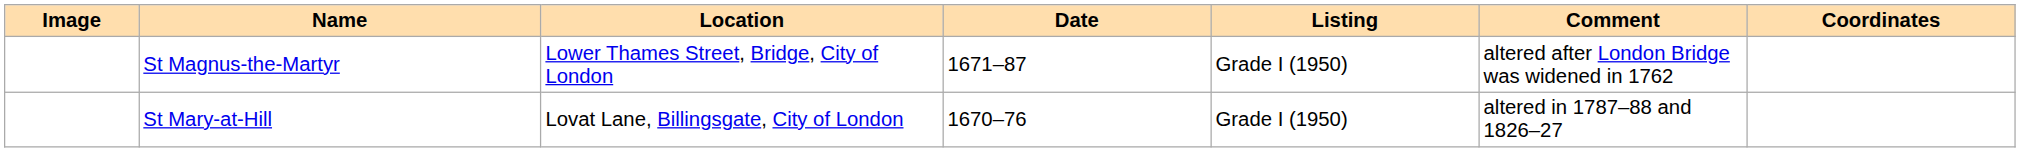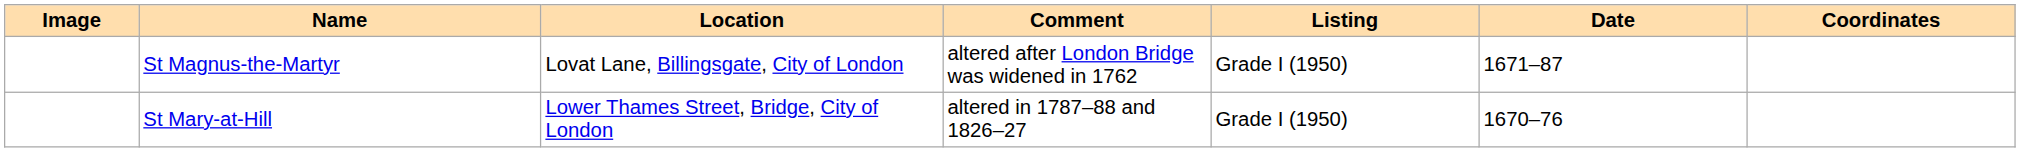columns swapped: (1077, 20) <-> (1613, 20)
(712, 64) Lower Thames Street, Bridge, City of London -> (724, 64) Lovat Lane, Billingsgate, City of London
(724, 119) Lovat Lane, Billingsgate, City of London -> (712, 119) Lower Thames Street, Bridge, City of London
